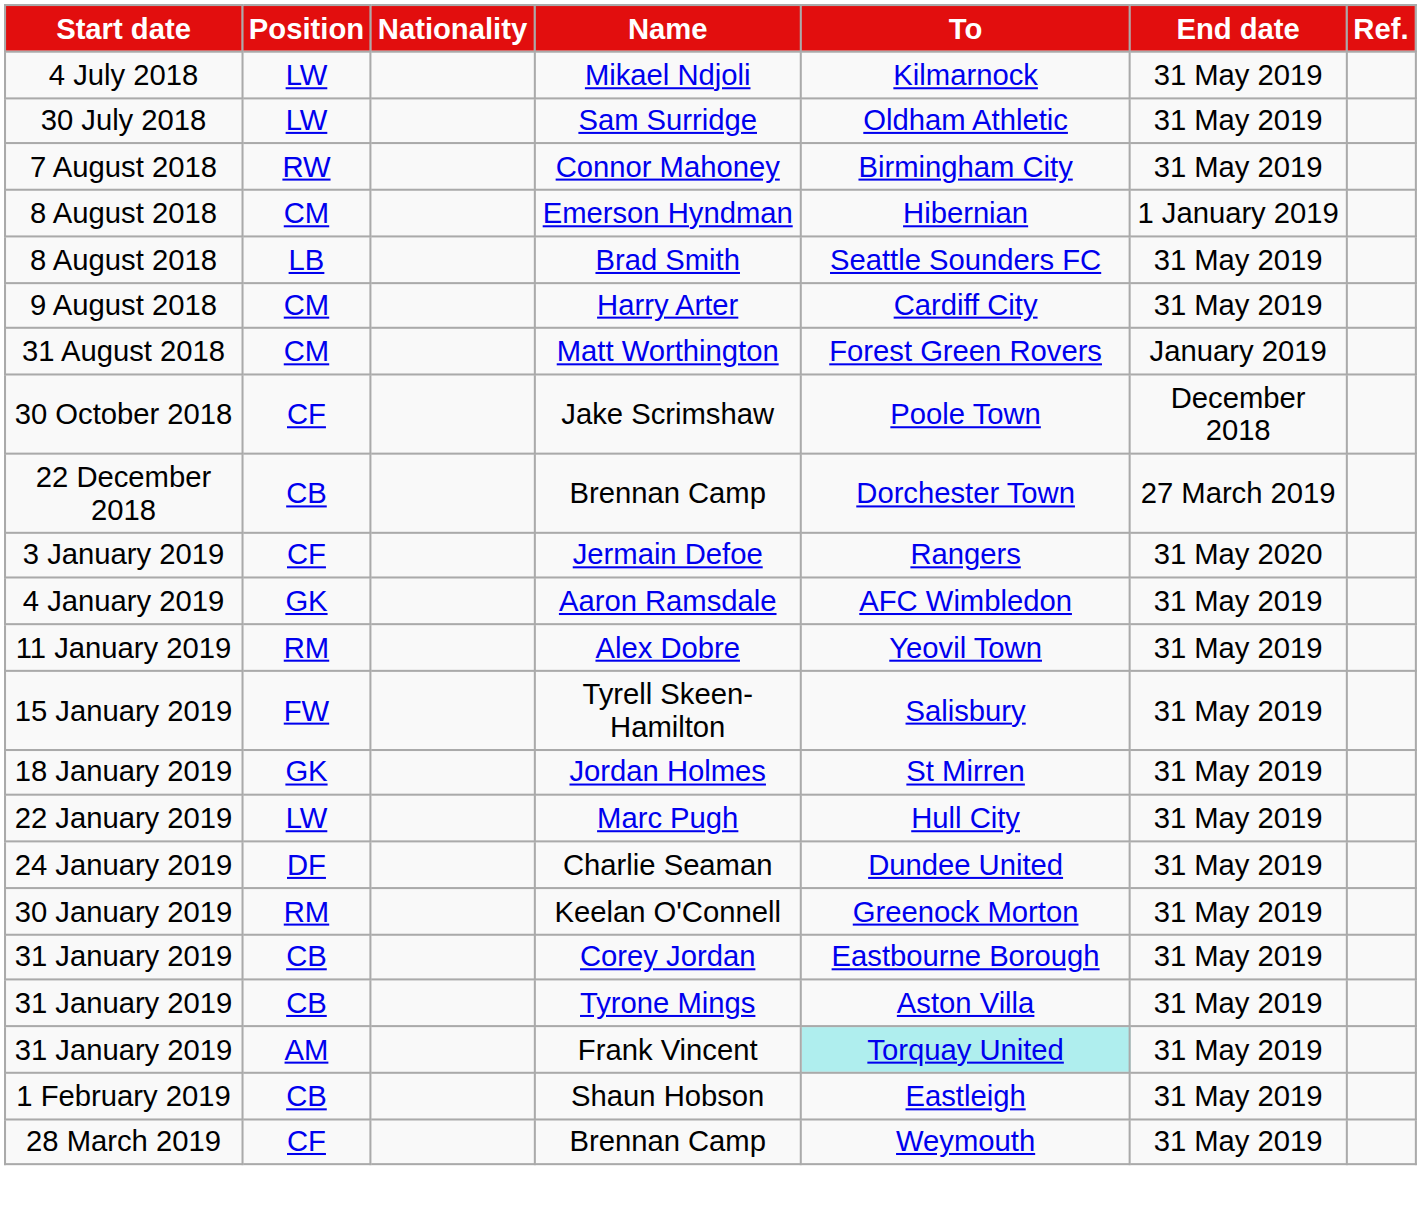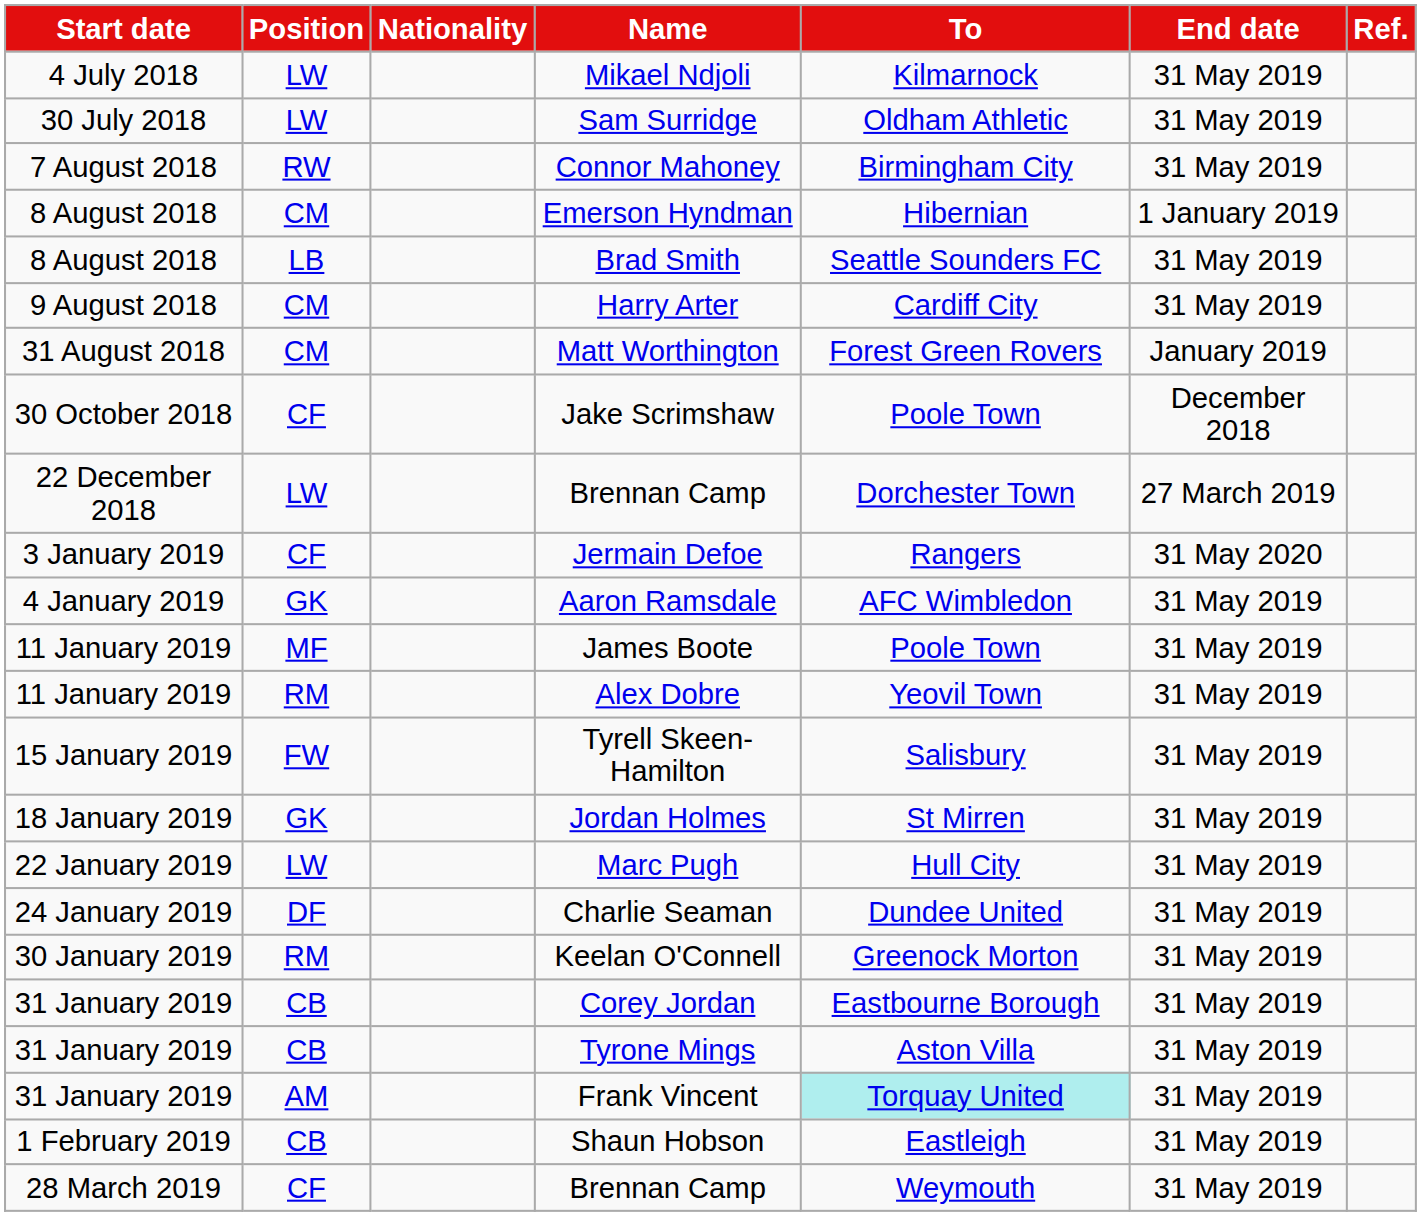(306, 493) CB -> (306, 493) LW
+ row: (124, 648)
